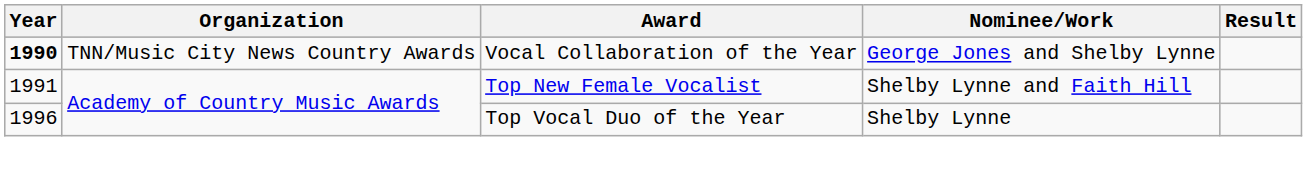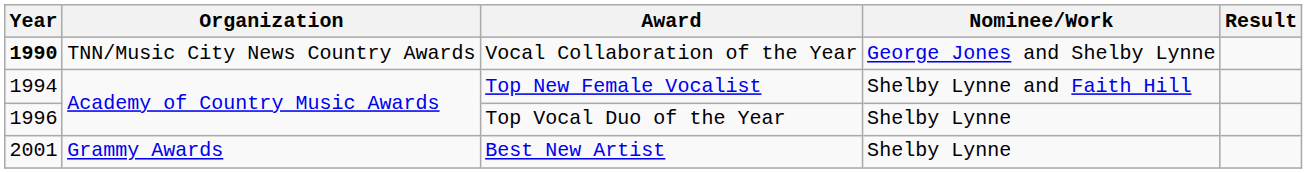(34, 86) 1991 -> (34, 86) 1994
+ row: (575, 152)
